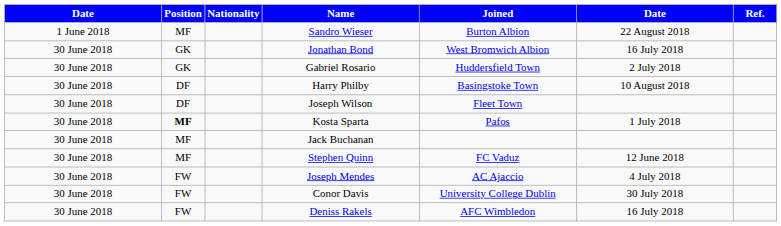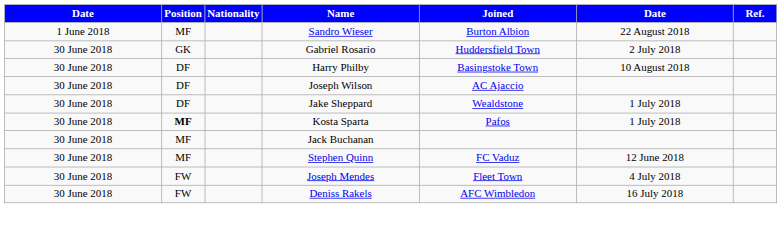- row: (341, 50)
(498, 104) Fleet Town -> (498, 86) AC Ajaccio
+ row: (341, 104)
(498, 176) AC Ajaccio -> (498, 176) Fleet Town
- row: (341, 194)
